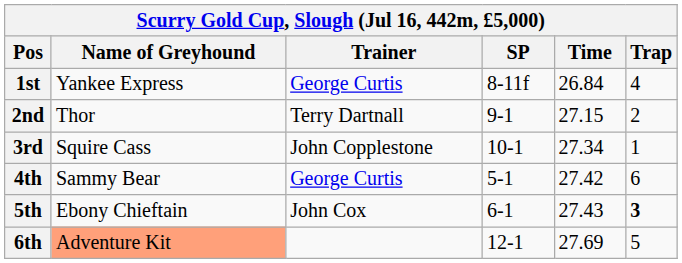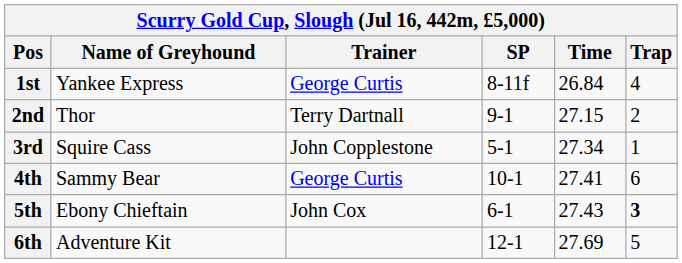(505, 147) 10-1 -> (500, 147) 5-1
(500, 178) 5-1 -> (505, 178) 10-1
(581, 178) 27.42 -> (581, 178) 27.41
(113, 242) lightsalmon background -> (113, 242) no background
